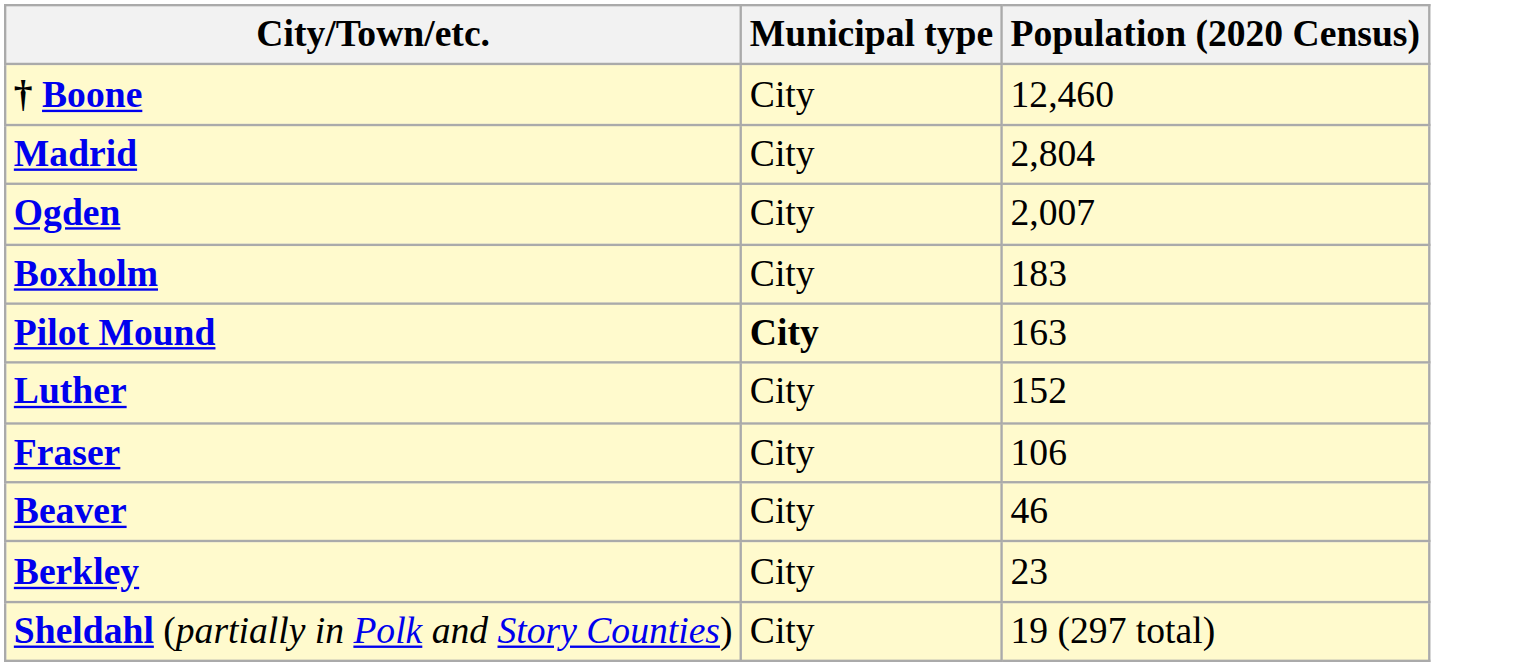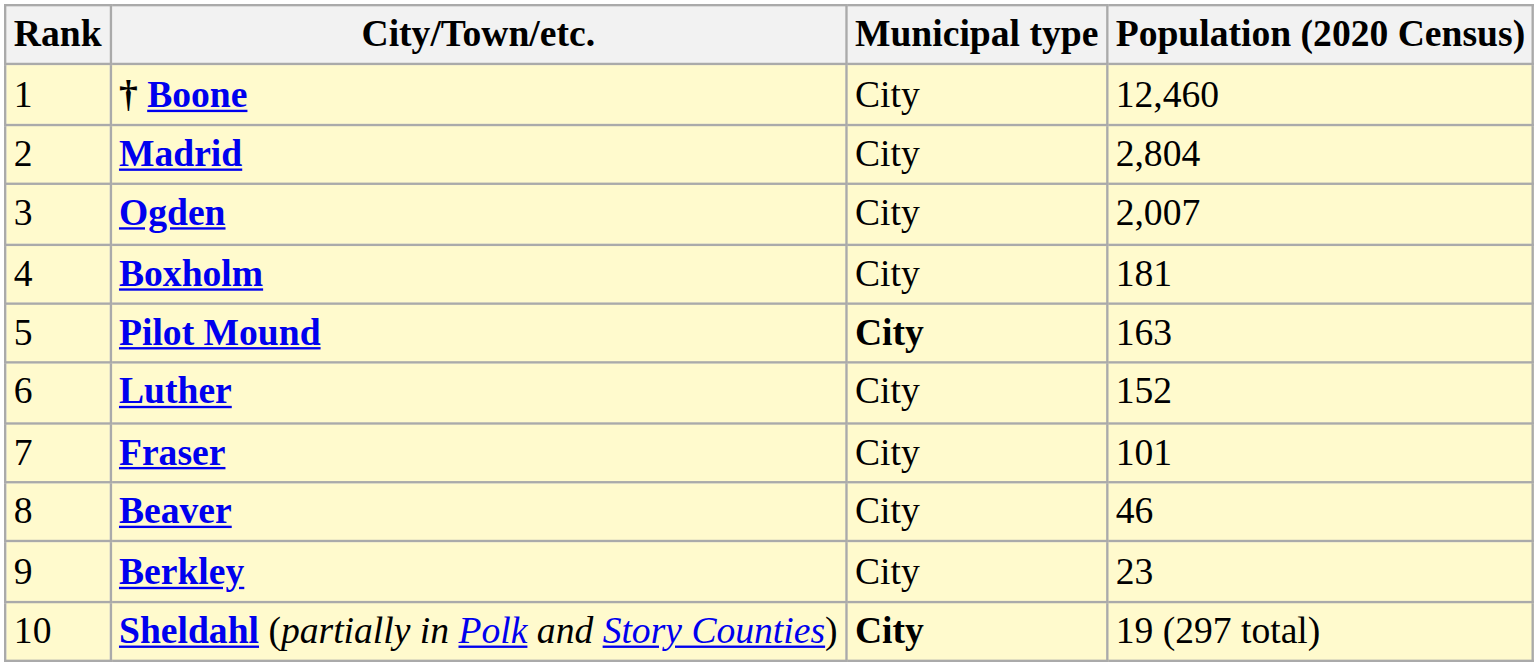+ column: (58, 34)
(1039, 272) 183 -> (1144, 272) 181
(1039, 451) 106 -> (1144, 451) 101
(782, 630) normal -> (889, 630) bold
